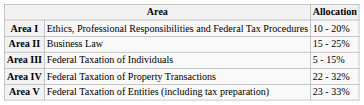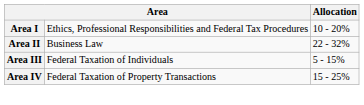(331, 44) 15 - 25% -> (331, 44) 22 - 32%
(331, 76) 22 - 32% -> (331, 76) 15 - 25%
- row: (24, 92)
